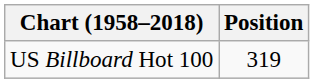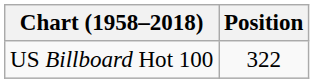(264, 59) 319 -> (264, 59) 322
